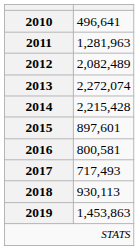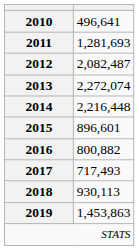(104, 42) 1,281,963 -> (104, 42) 1,281,693
(104, 63) 2,082,489 -> (104, 63) 2,082,487
(104, 106) 2,215,428 -> (104, 106) 2,216,448
(99, 127) 897,601 -> (99, 127) 896,601
(99, 149) 800,581 -> (99, 149) 800,882
